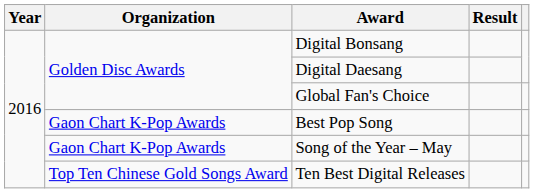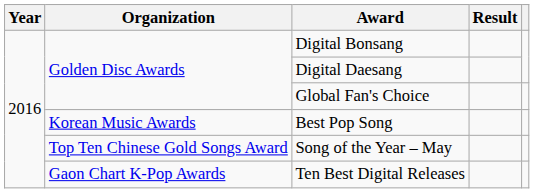(137, 122) Gaon Chart K-Pop Awards -> (122, 122) Korean Music Awards
(137, 148) Gaon Chart K-Pop Awards -> (168, 148) Top Ten Chinese Gold Songs Award
(168, 174) Top Ten Chinese Gold Songs Award -> (137, 174) Gaon Chart K-Pop Awards
